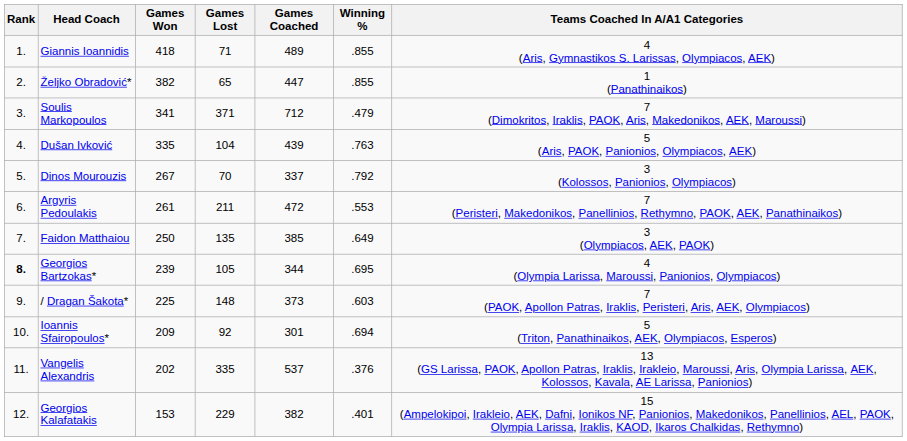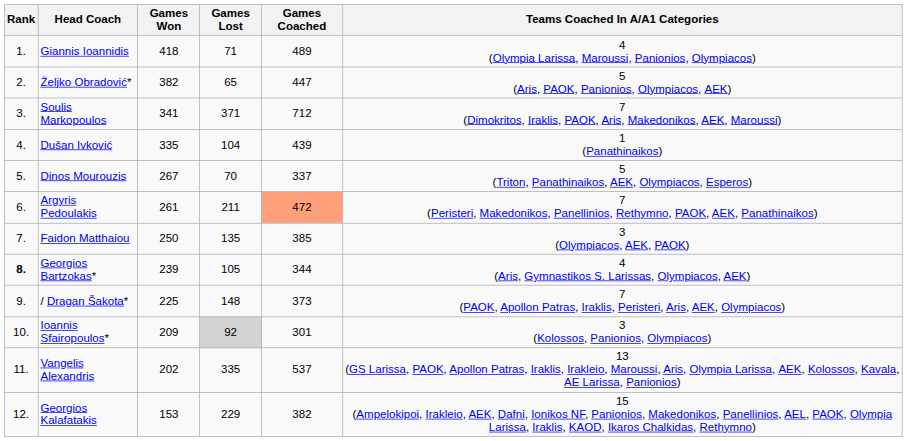- column: (362, 20)
(647, 51) 4 (Aris, Gymnastikos S. Larissas, Olympiacos, AEK) -> (622, 51) 4 (Olympia Larissa, Maroussi, Panionios, Olympiacos)
(647, 82) 1 (Panathinaikos) -> (622, 82) 5 (Aris, PAOK, Panionios, Olympiacos, ΑΕΚ)
(647, 145) 5 (Aris, PAOK, Panionios, Olympiacos, ΑΕΚ) -> (622, 145) 1 (Panathinaikos)
(647, 176) 3 (Kolossos, Panionios, Olympiacos) -> (622, 176) 5 (Triton, Panathinaikos, AEK, Olympiacos, Esperos)
(294, 207) no background -> (302, 207) lightsalmon background
(647, 269) 4 (Olympia Larissa, Maroussi, Panionios, Olympiacos) -> (622, 269) 4 (Aris, Gymnastikos S. Larissas, Olympiacos, AEK)
(225, 332) no background -> (231, 332) lightgrey background
(647, 332) 5 (Triton, Panathinaikos, AEK, Olympiacos, Esperos) -> (622, 332) 3 (Kolossos, Panionios, Olympiacos)
